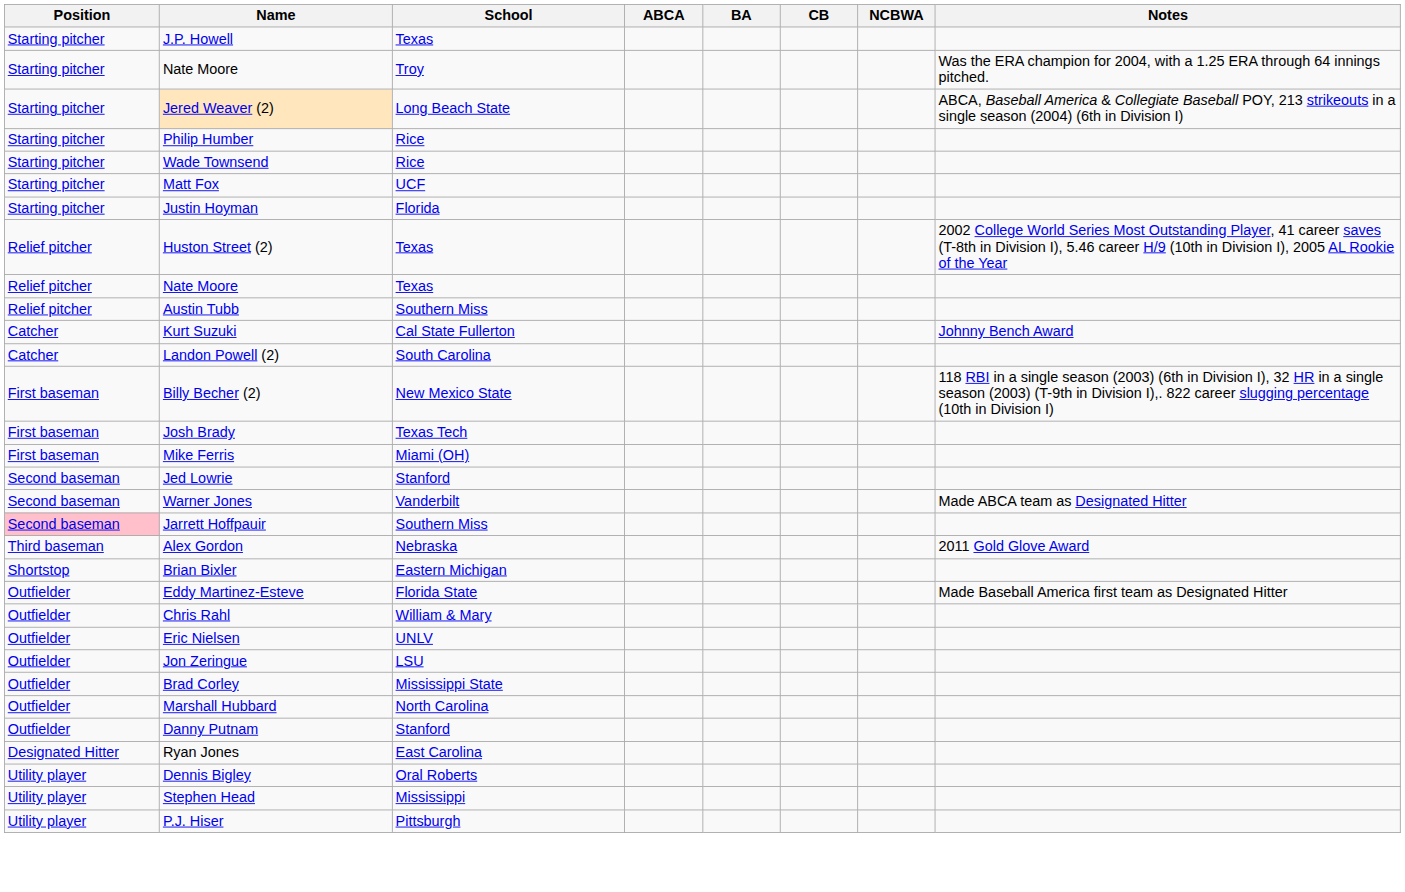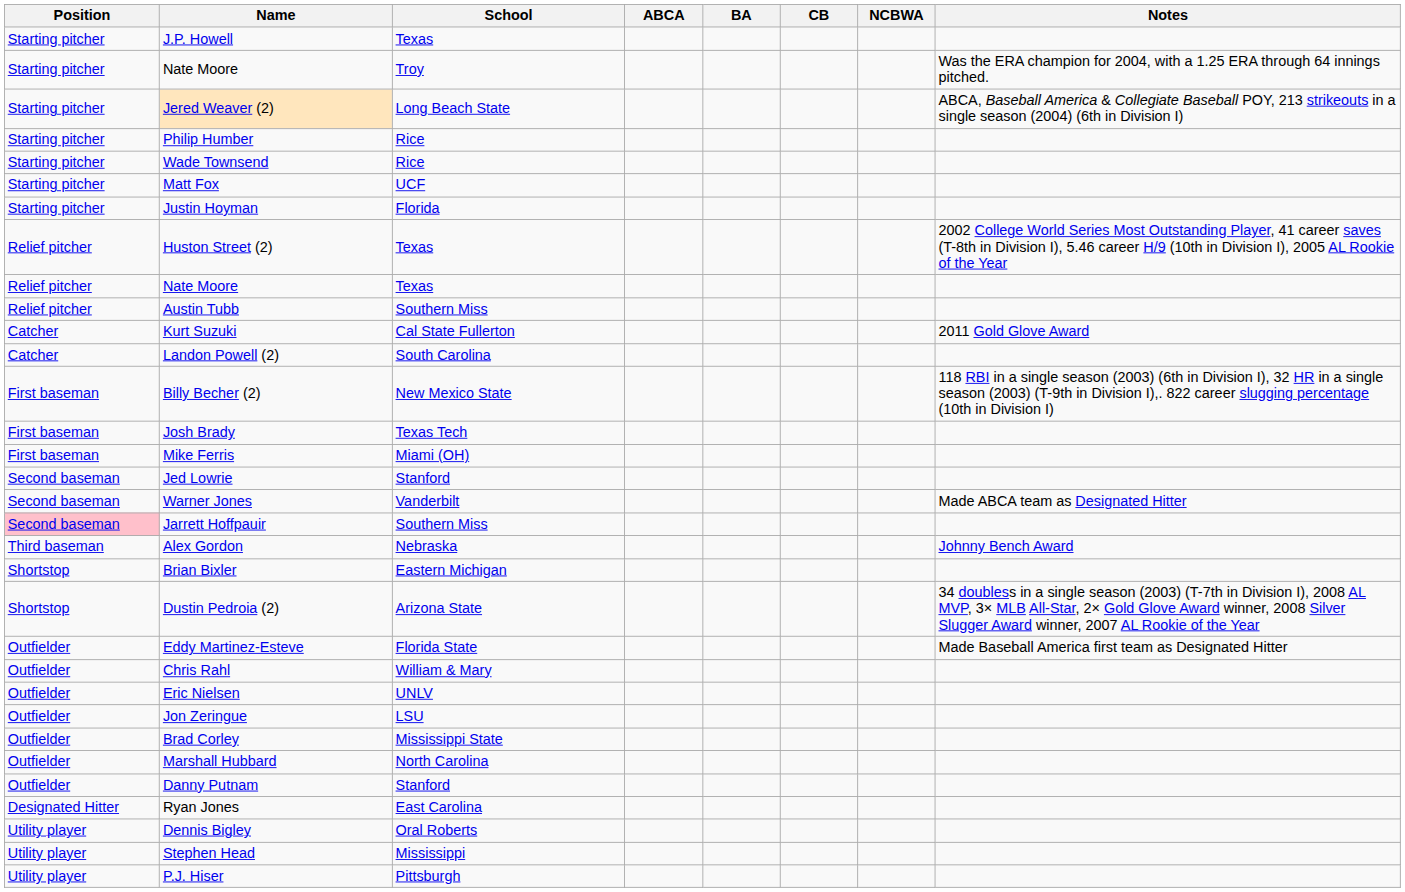(1006, 331) Johnny Bench Award -> (1014, 331) 2011 Gold Glove Award
(1014, 547) 2011 Gold Glove Award -> (1006, 547) Johnny Bench Award
+ row: (221, 608)
